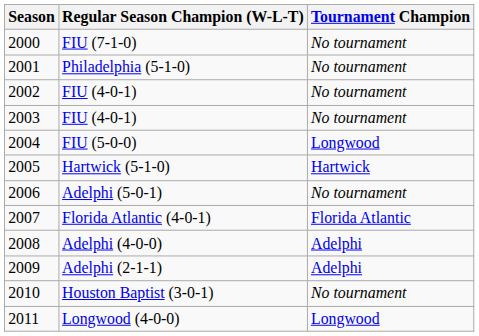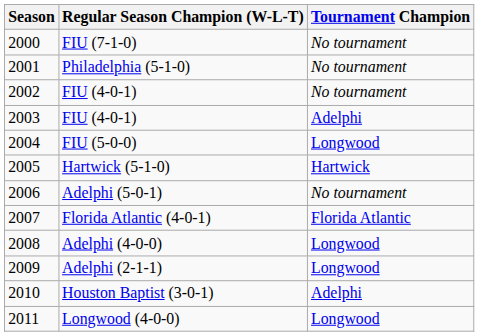(359, 117) No tournament -> (337, 117) Adelphi
(337, 243) Adelphi -> (345, 243) Longwood
(337, 268) Adelphi -> (345, 268) Longwood
(359, 293) No tournament -> (337, 293) Adelphi
